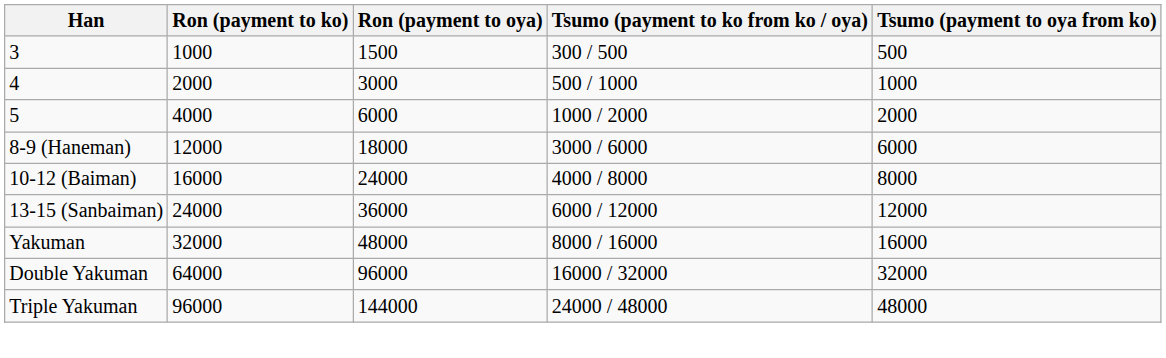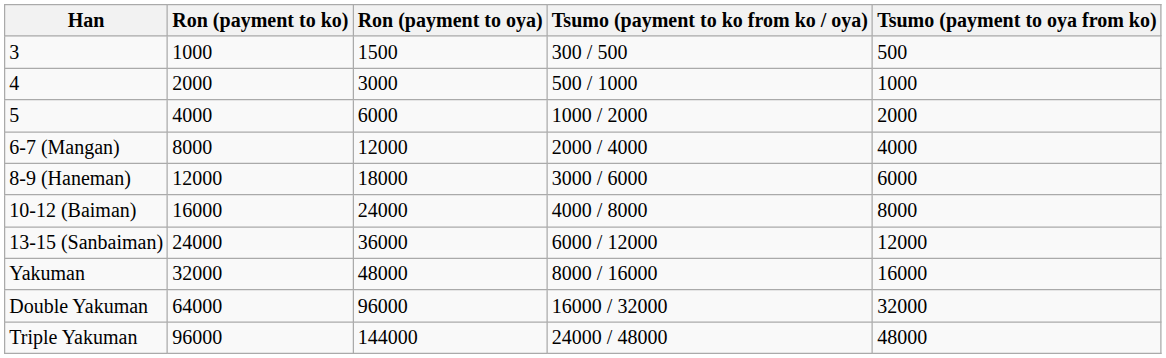+ row: (64, 147)
